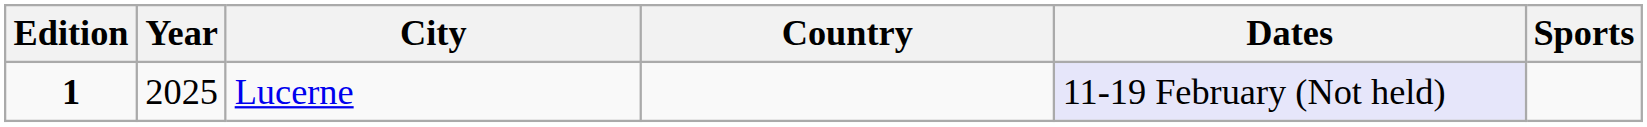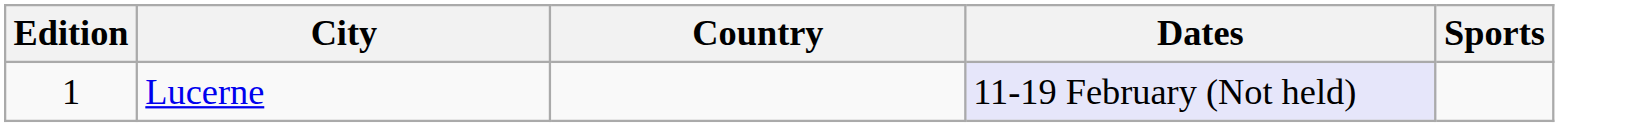- column: (182, 33)
(71, 90) bold -> (71, 90) normal
